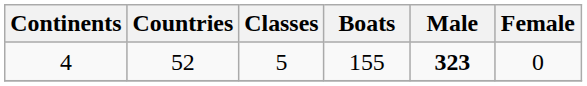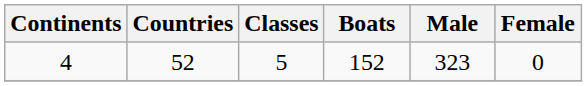(367, 61) 155 -> (367, 61) 152
(452, 61) bold -> (452, 61) normal
